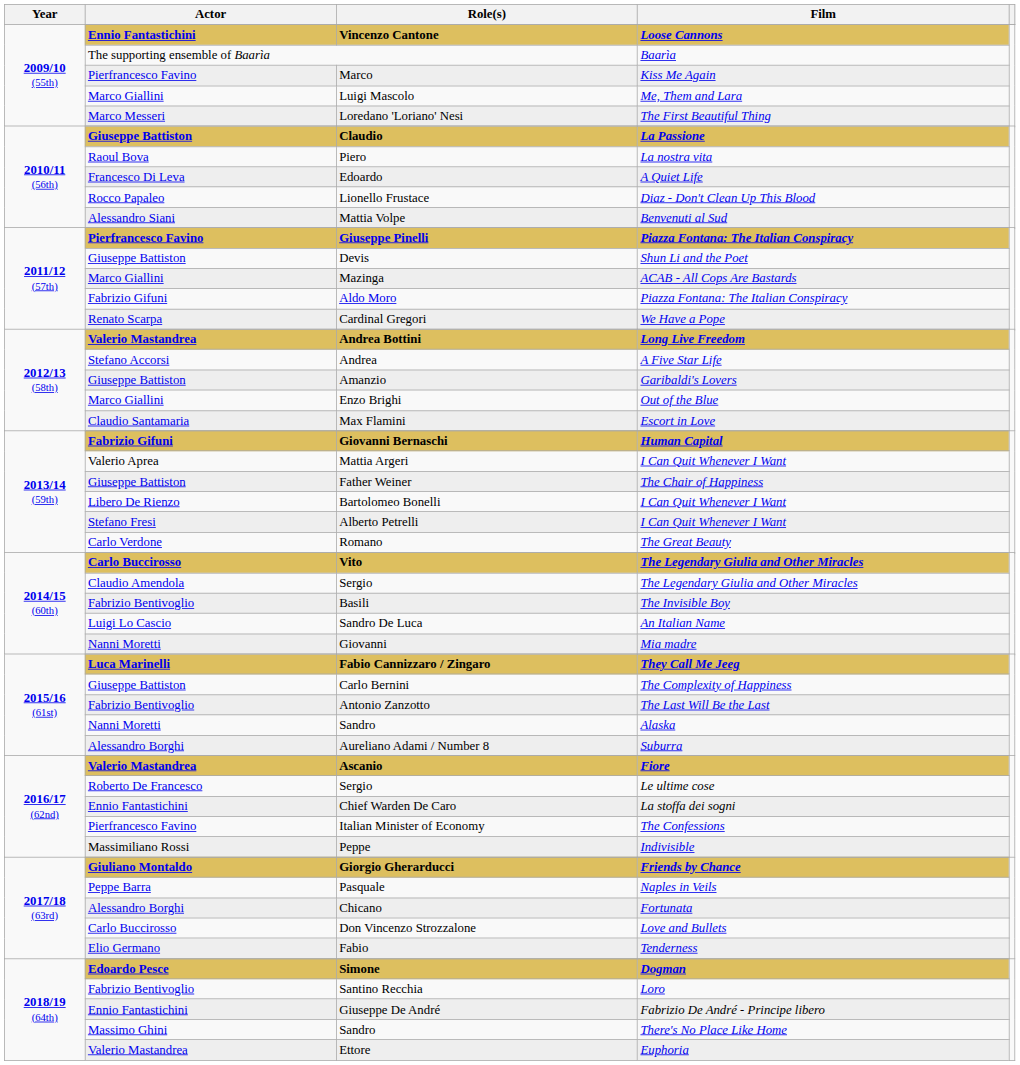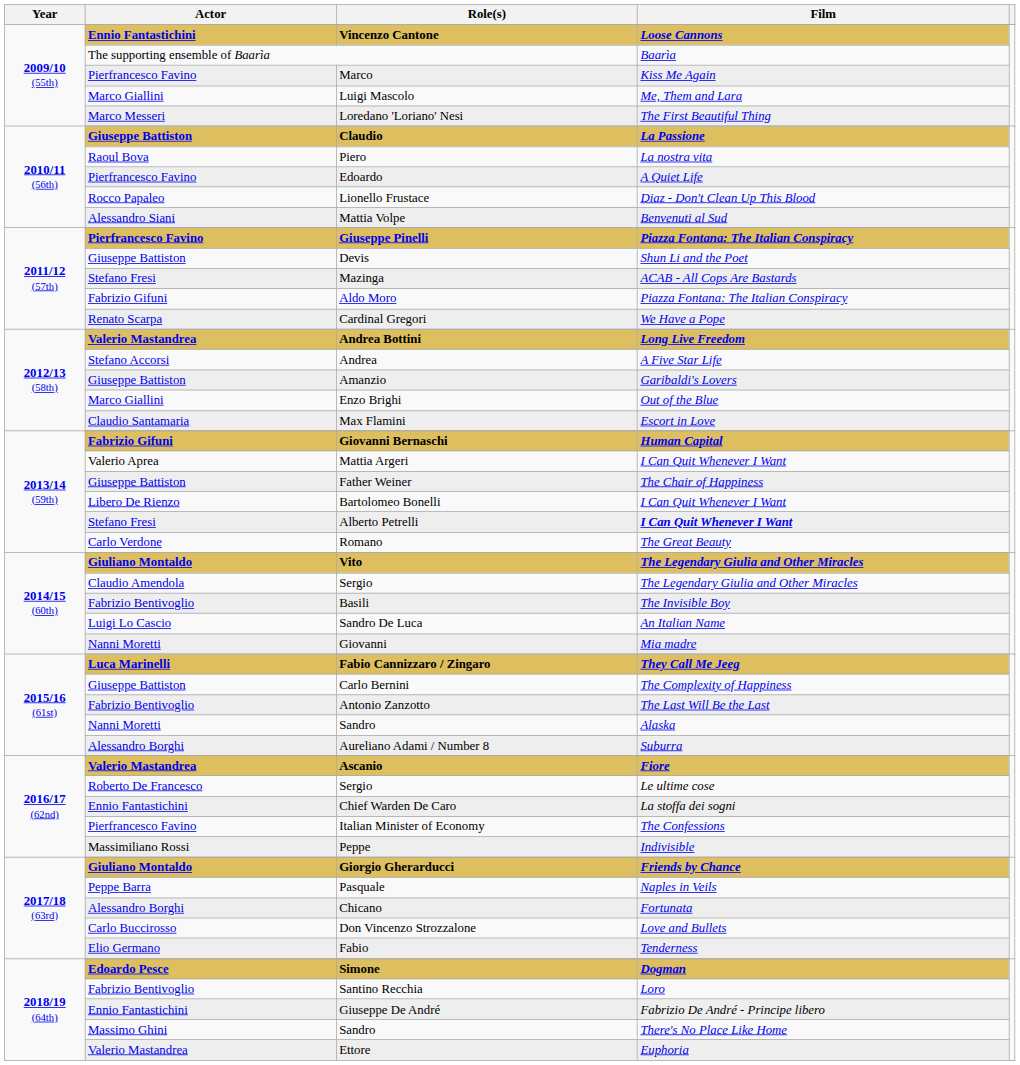(136, 177) Francesco Di Leva -> (142, 177) Pierfrancesco Favino
(126, 278) Marco Giallini -> (122, 278) Stefano Fresi
(713, 522) normal -> (716, 522) bold
(135, 562) Carlo Buccirosso -> (140, 562) Giuliano Montaldo
